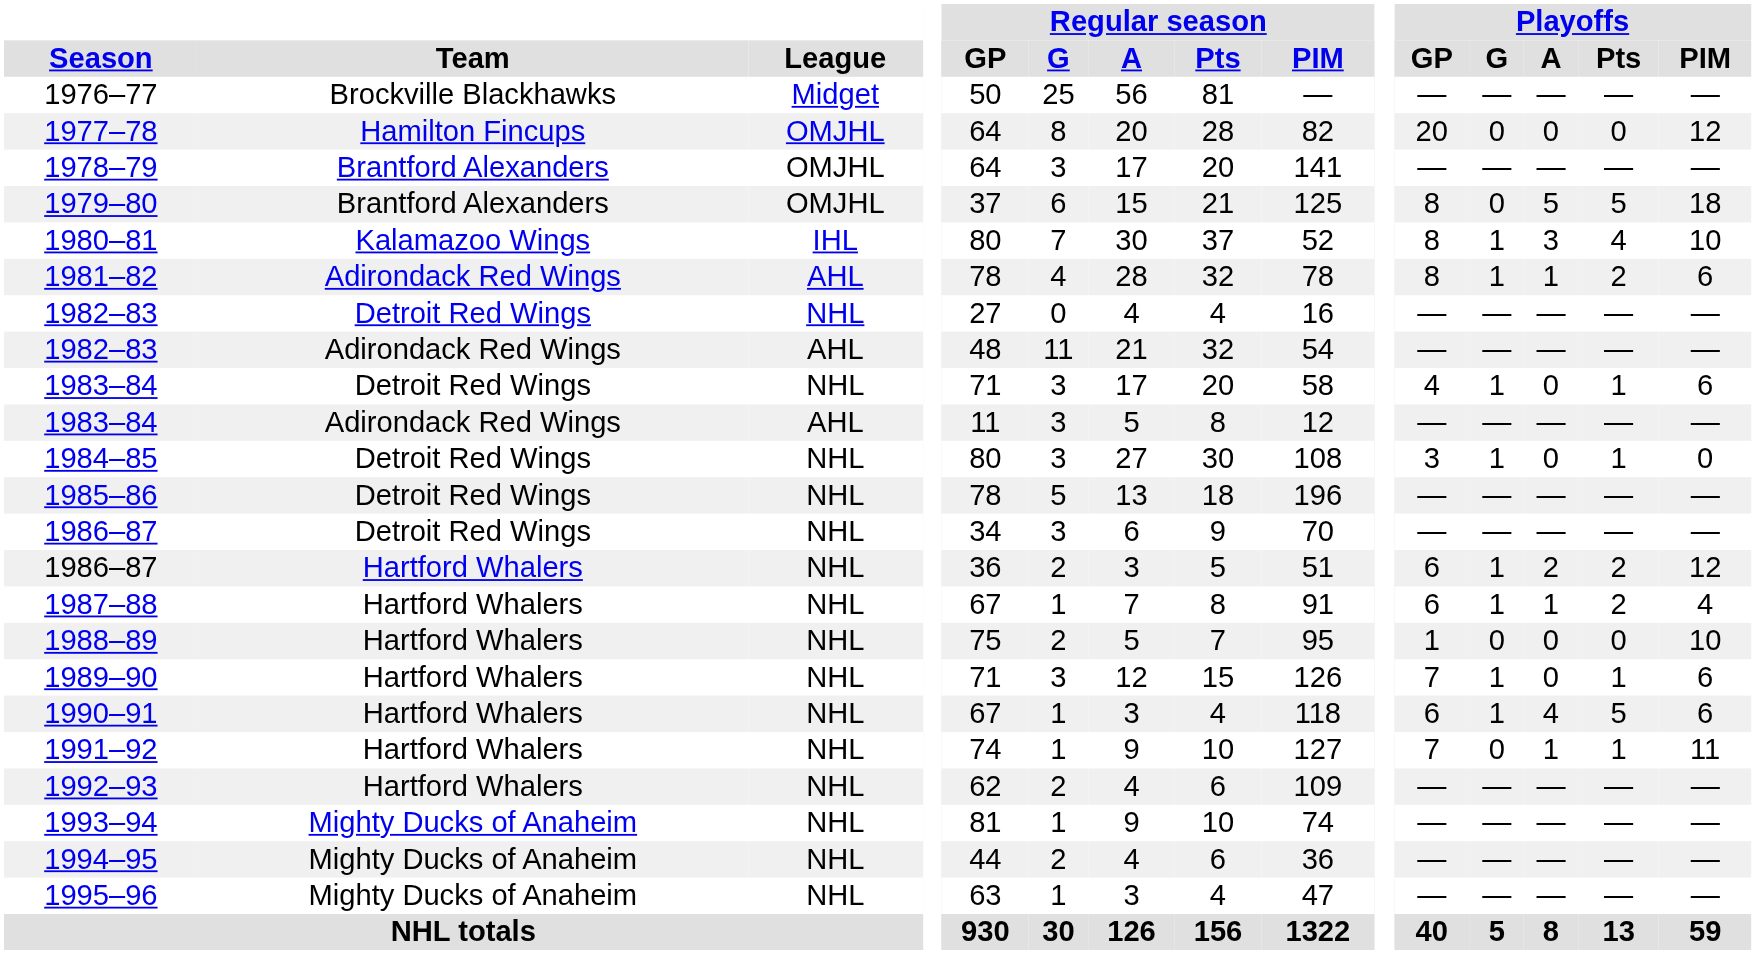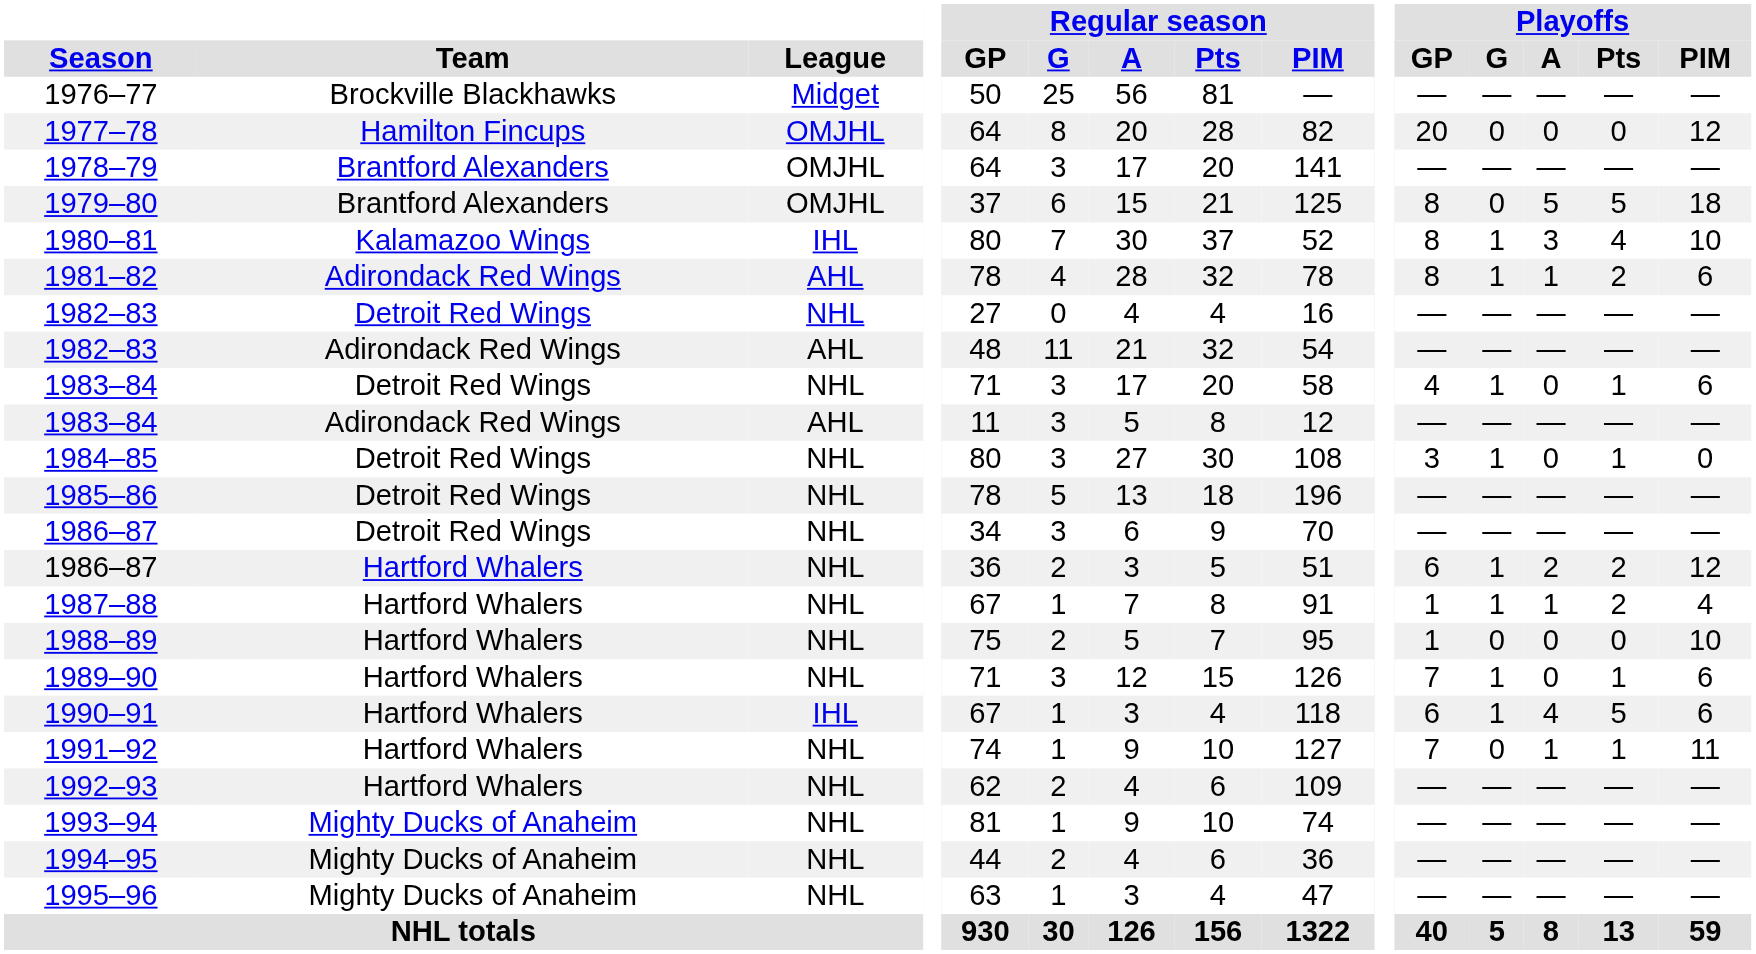(1432, 604) 6 -> (1432, 604) 1
(835, 713) NHL -> (835, 713) IHL
